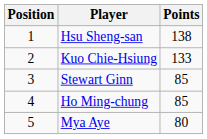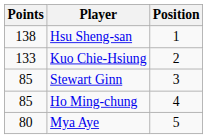columns swapped: (31, 15) <-> (181, 15)
